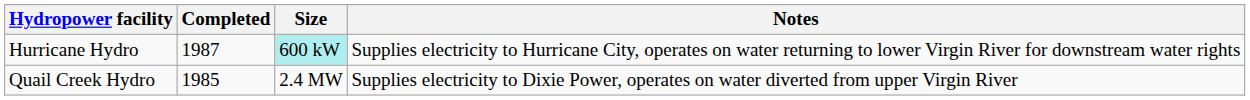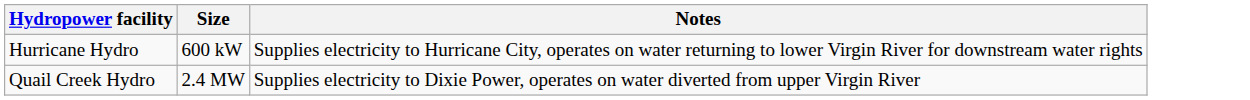- column: (226, 19)
(310, 49) paleturquoise background -> (212, 49) no background
